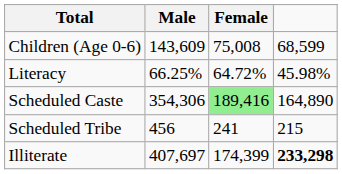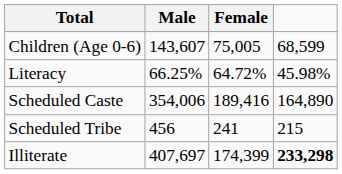(177, 45) 143,609 -> (177, 45) 143,607
(237, 45) 75,008 -> (237, 45) 75,005
(177, 100) 354,306 -> (177, 100) 354,006
(241, 100) lightgreen background -> (241, 100) no background
